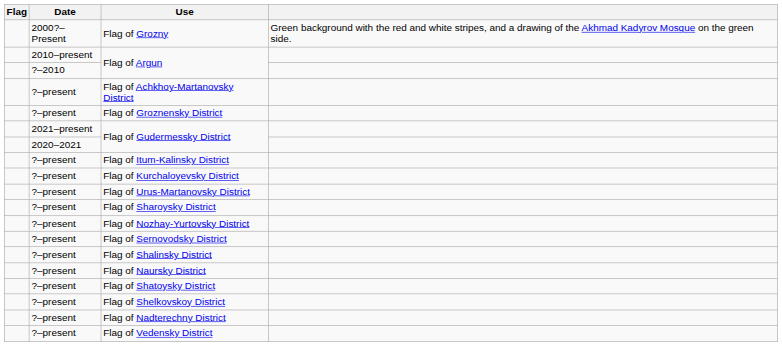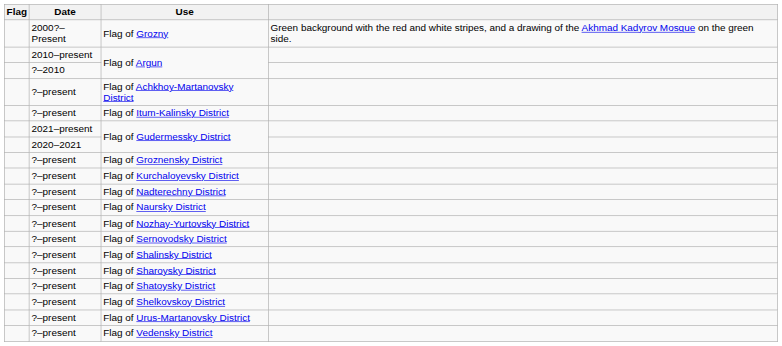rows swapped: (54, 113) <-> (54, 160)
rows swapped: (54, 317) <-> (54, 192)
rows swapped: (54, 270) <-> (54, 207)
